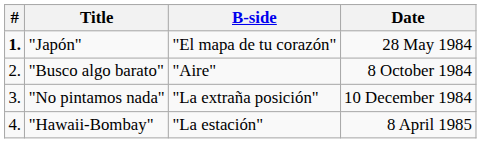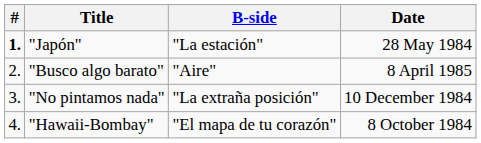(254, 44) "El mapa de tu corazón" -> (218, 44) "La estación"
(420, 71) 8 October 1984 -> (429, 71) 8 April 1985
(218, 124) "La estación" -> (254, 124) "El mapa de tu corazón"
(429, 124) 8 April 1985 -> (420, 124) 8 October 1984
